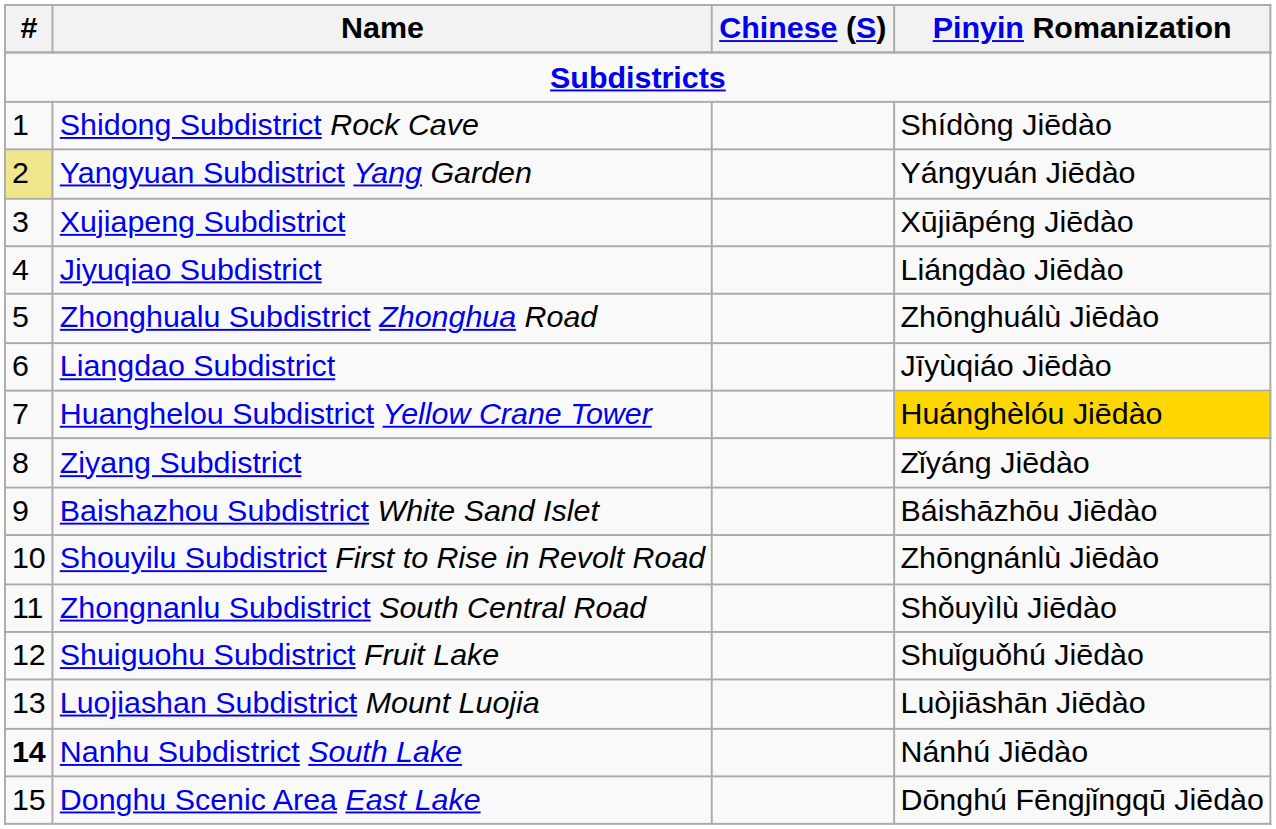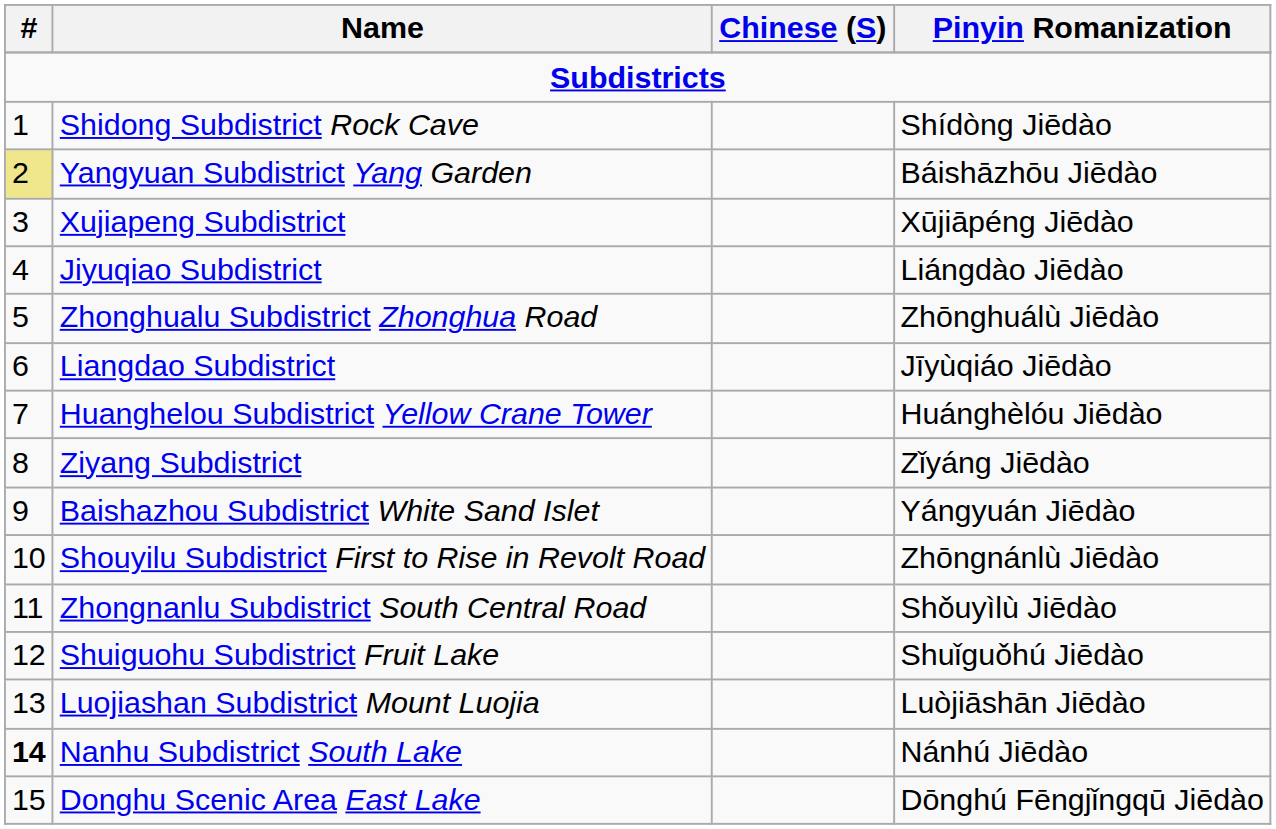(1018, 173) Yángyuán Jiēdào -> (1029, 173) Báishāzhōu Jiēdào
(1031, 414) gold background -> (1031, 414) no background
(1029, 510) Báishāzhōu Jiēdào -> (1018, 510) Yángyuán Jiēdào
